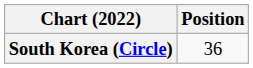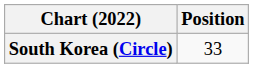(213, 48) 36 -> (213, 48) 33
